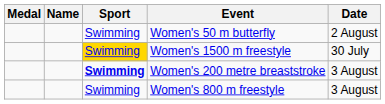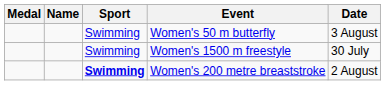(354, 33) 2 August -> (354, 33) 3 August
(112, 52) gold background -> (112, 52) no background
(354, 71) 3 August -> (354, 71) 2 August
- row: (217, 90)
